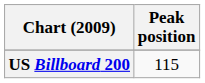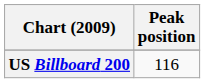(167, 63) 115 -> (167, 63) 116
